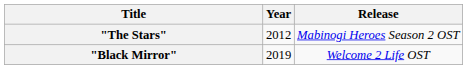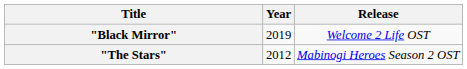rows swapped: (134, 34) <-> (134, 54)
